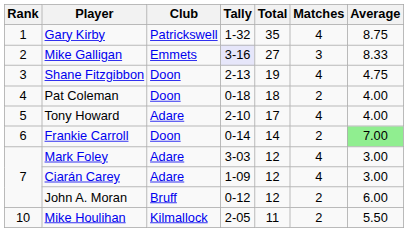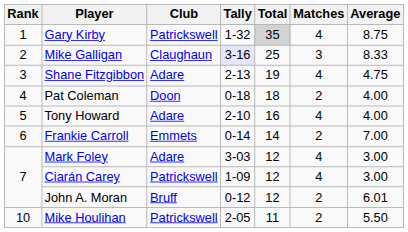(272, 34) no background -> (272, 34) lightgrey background
(174, 55) Emmets -> (181, 55) Claughaun
(272, 55) 27 -> (272, 55) 25
(165, 75) Doon -> (167, 75) Adare
(272, 116) 17 -> (272, 116) 16
(165, 136) Doon -> (174, 136) Emmets
(375, 136) lightgreen background -> (375, 136) no background
(167, 177) Adare -> (184, 177) Patrickswell
(375, 197) 6.00 -> (375, 197) 6.01
(179, 217) Kilmallock -> (184, 217) Patrickswell
